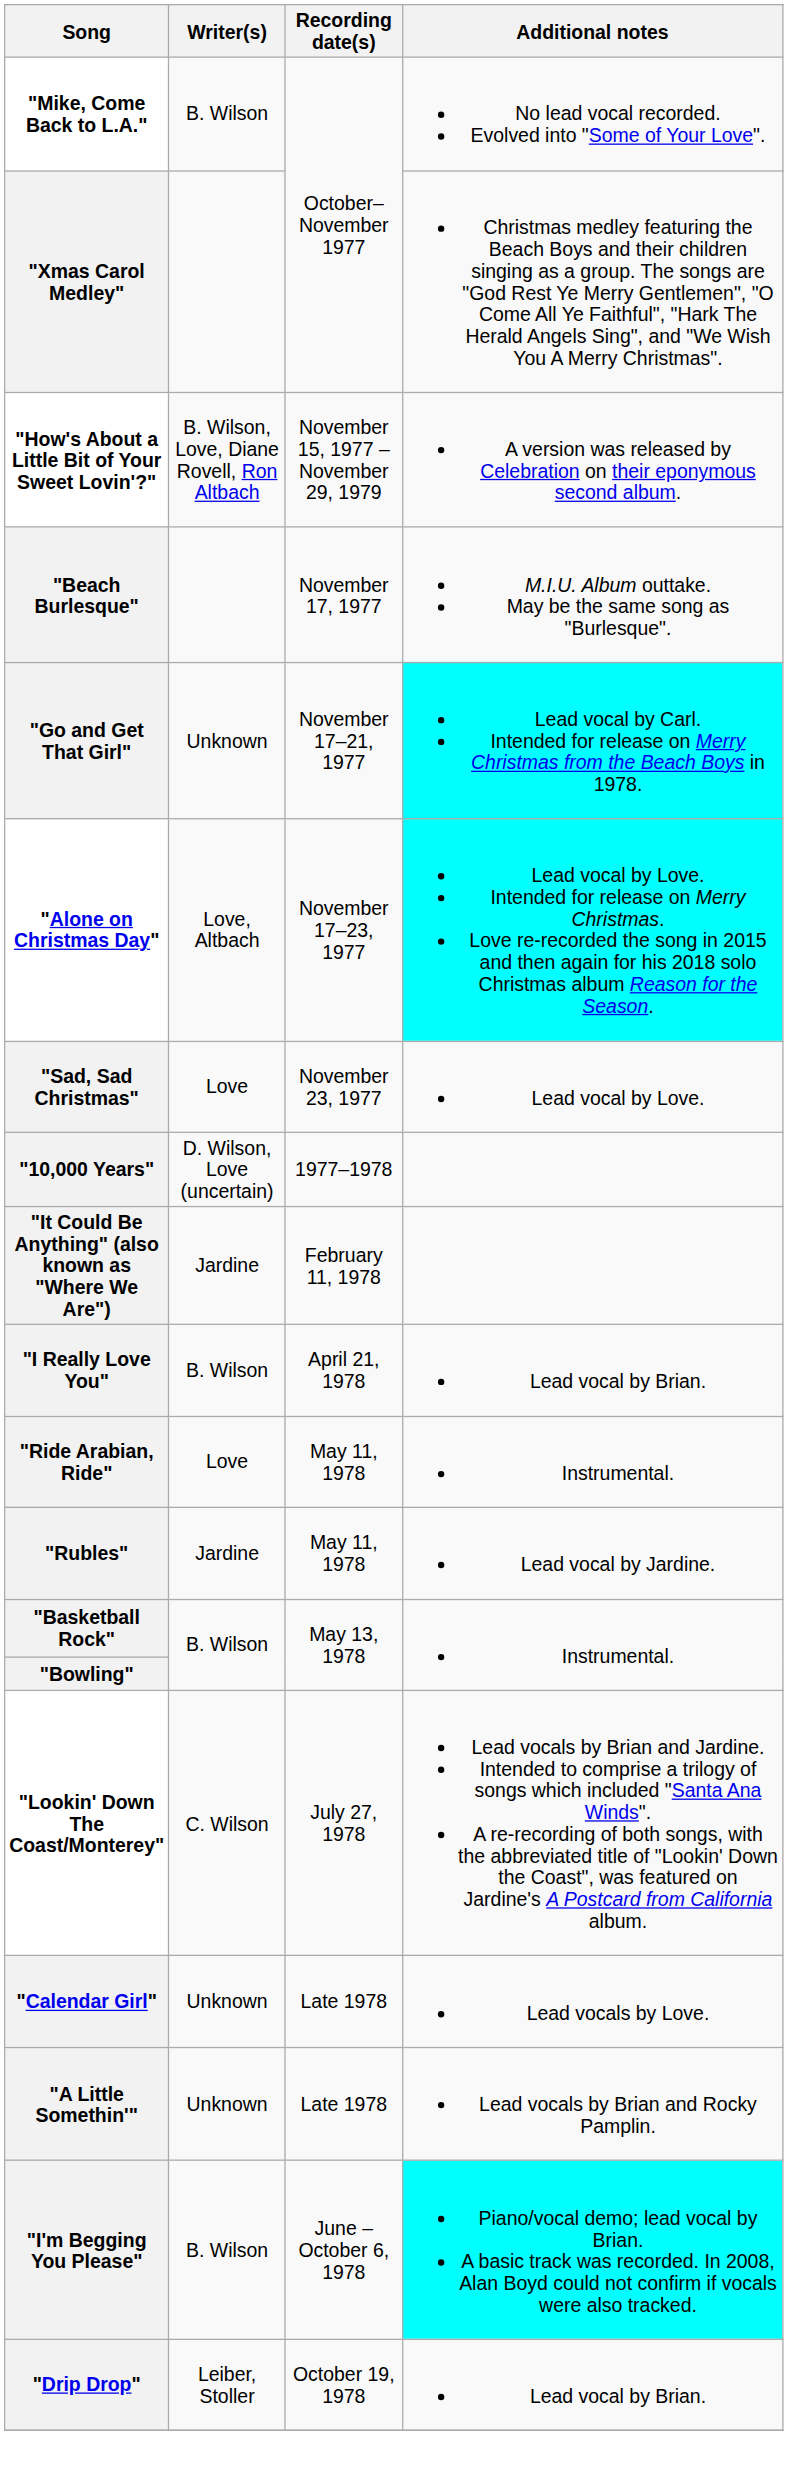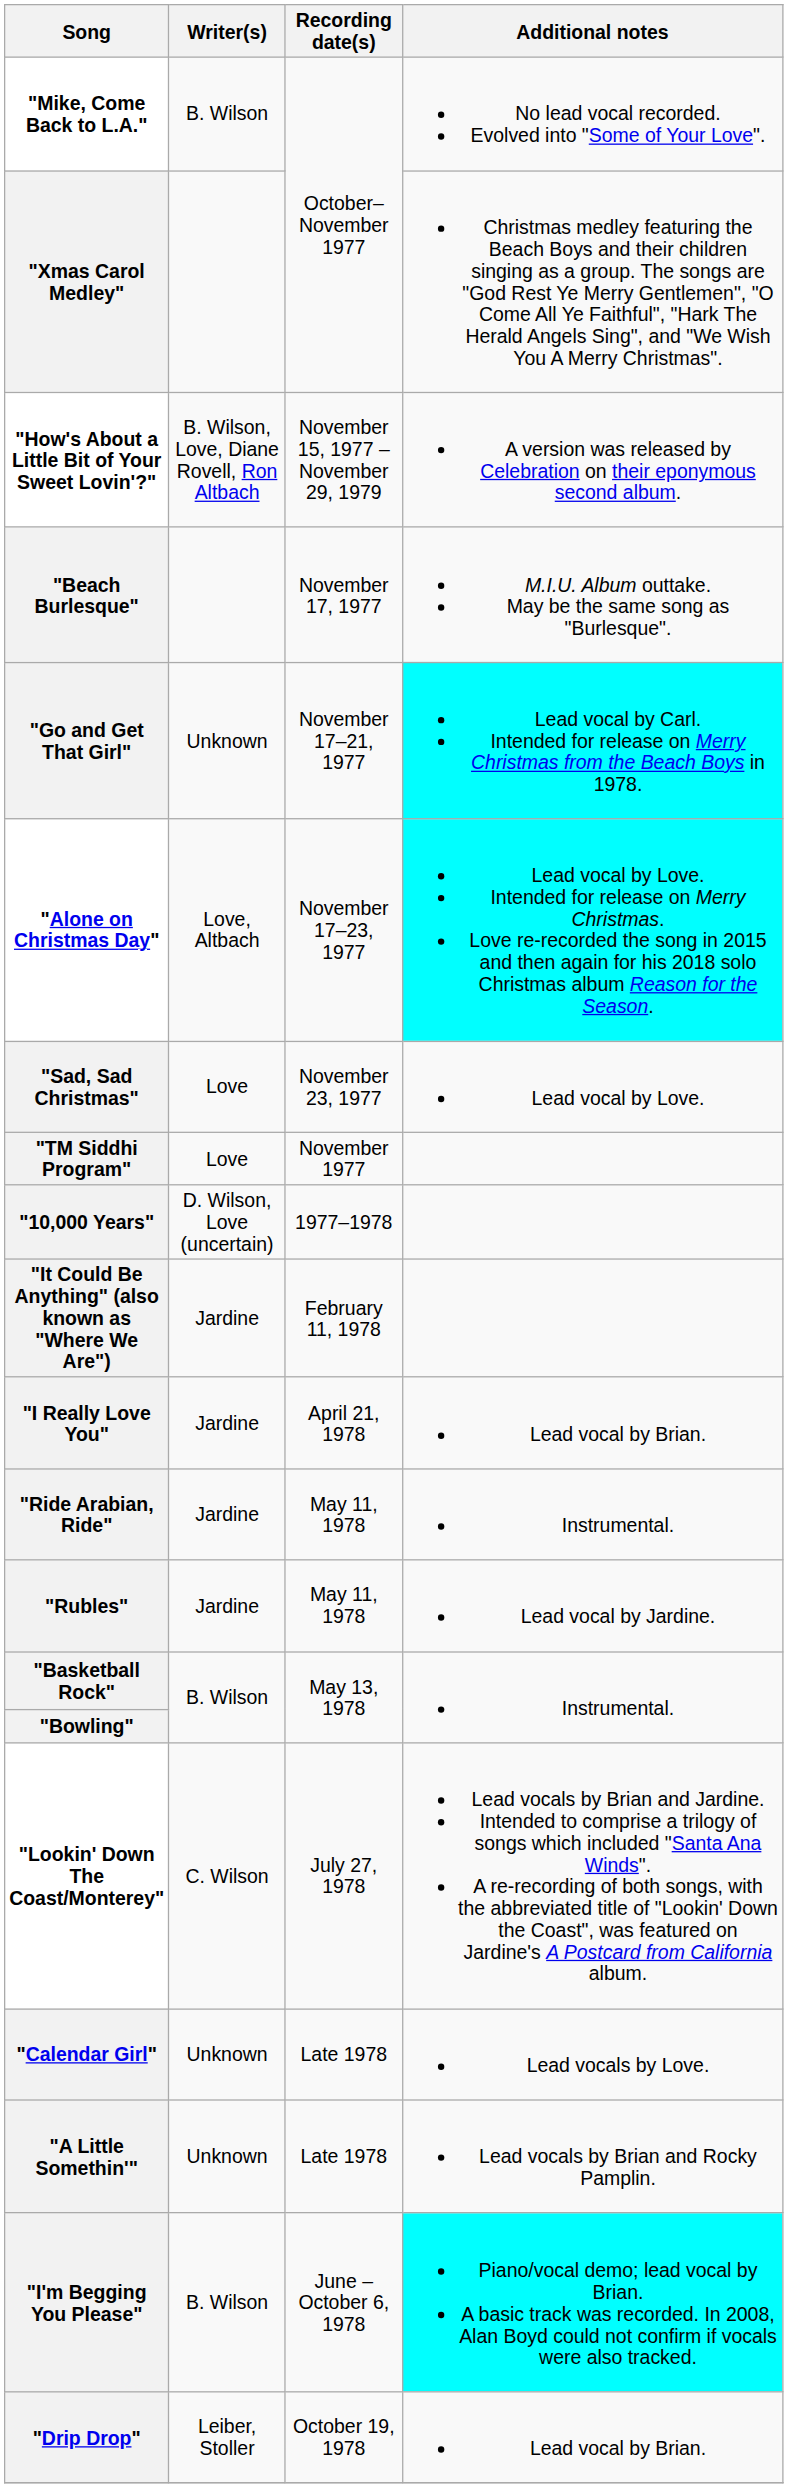+ row: (87, 1159)
(227, 1371) B. Wilson -> (227, 1423) Jardine
(227, 1462) Love -> (227, 1515) Jardine
